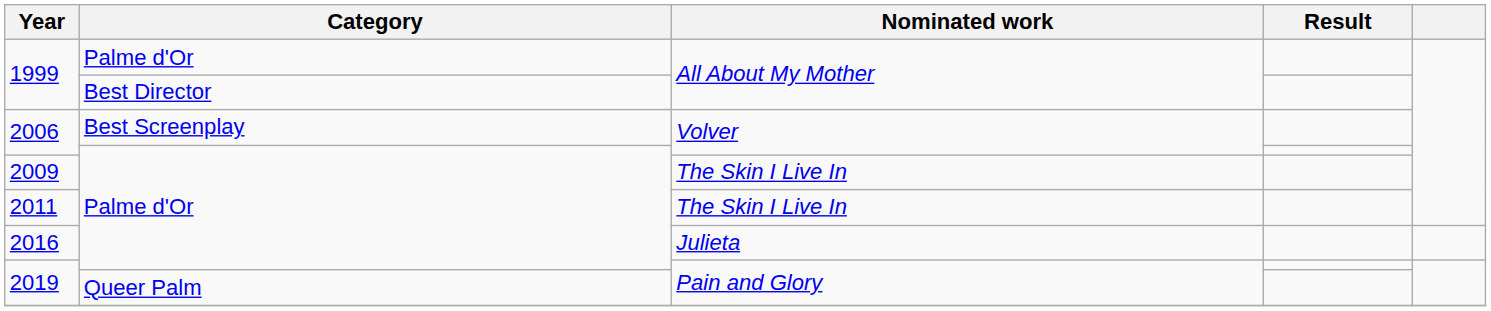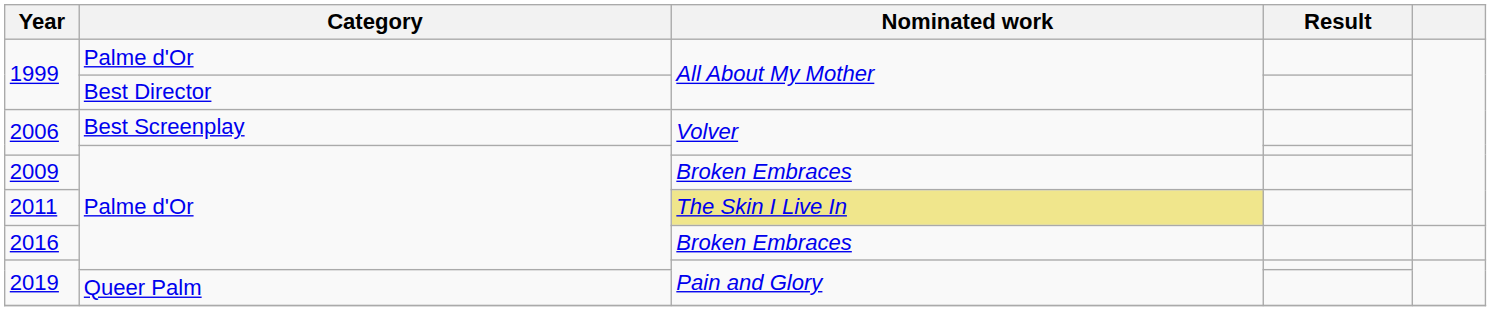(762, 172) The Skin I Live In -> (764, 172) Broken Embraces
(762, 207) no background -> (762, 207) khaki background
(708, 242) Julieta -> (764, 242) Broken Embraces
